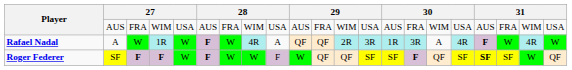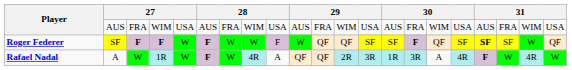rows swapped: (35, 57) <-> (32, 42)
